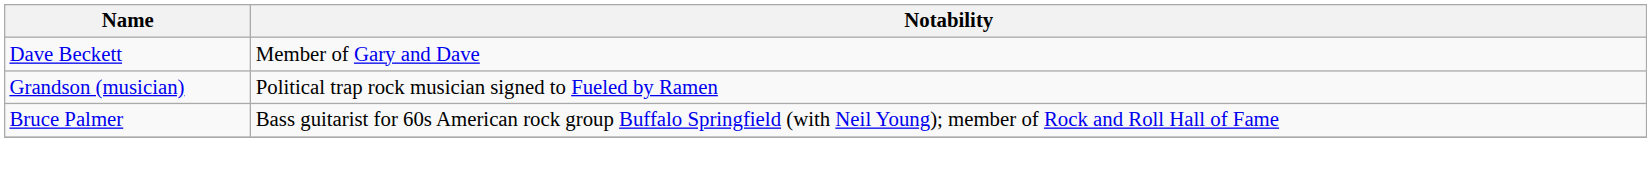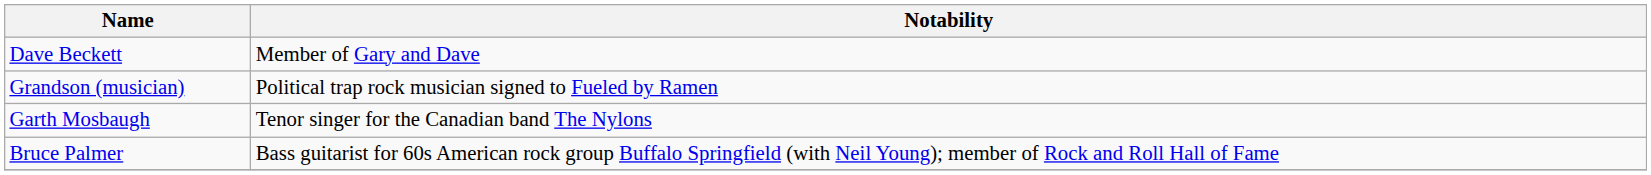+ row: (80, 119)
